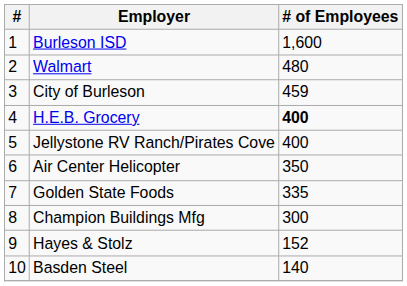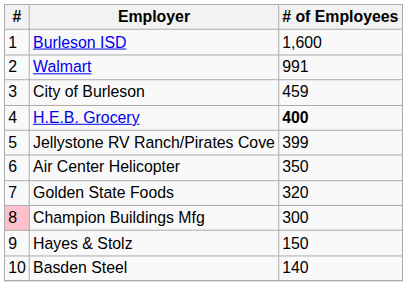(295, 67) 480 -> (295, 67) 991
(295, 142) 400 -> (295, 142) 399
(295, 192) 335 -> (295, 192) 320
(13, 218) no background -> (13, 218) pink background
(295, 243) 152 -> (295, 243) 150
